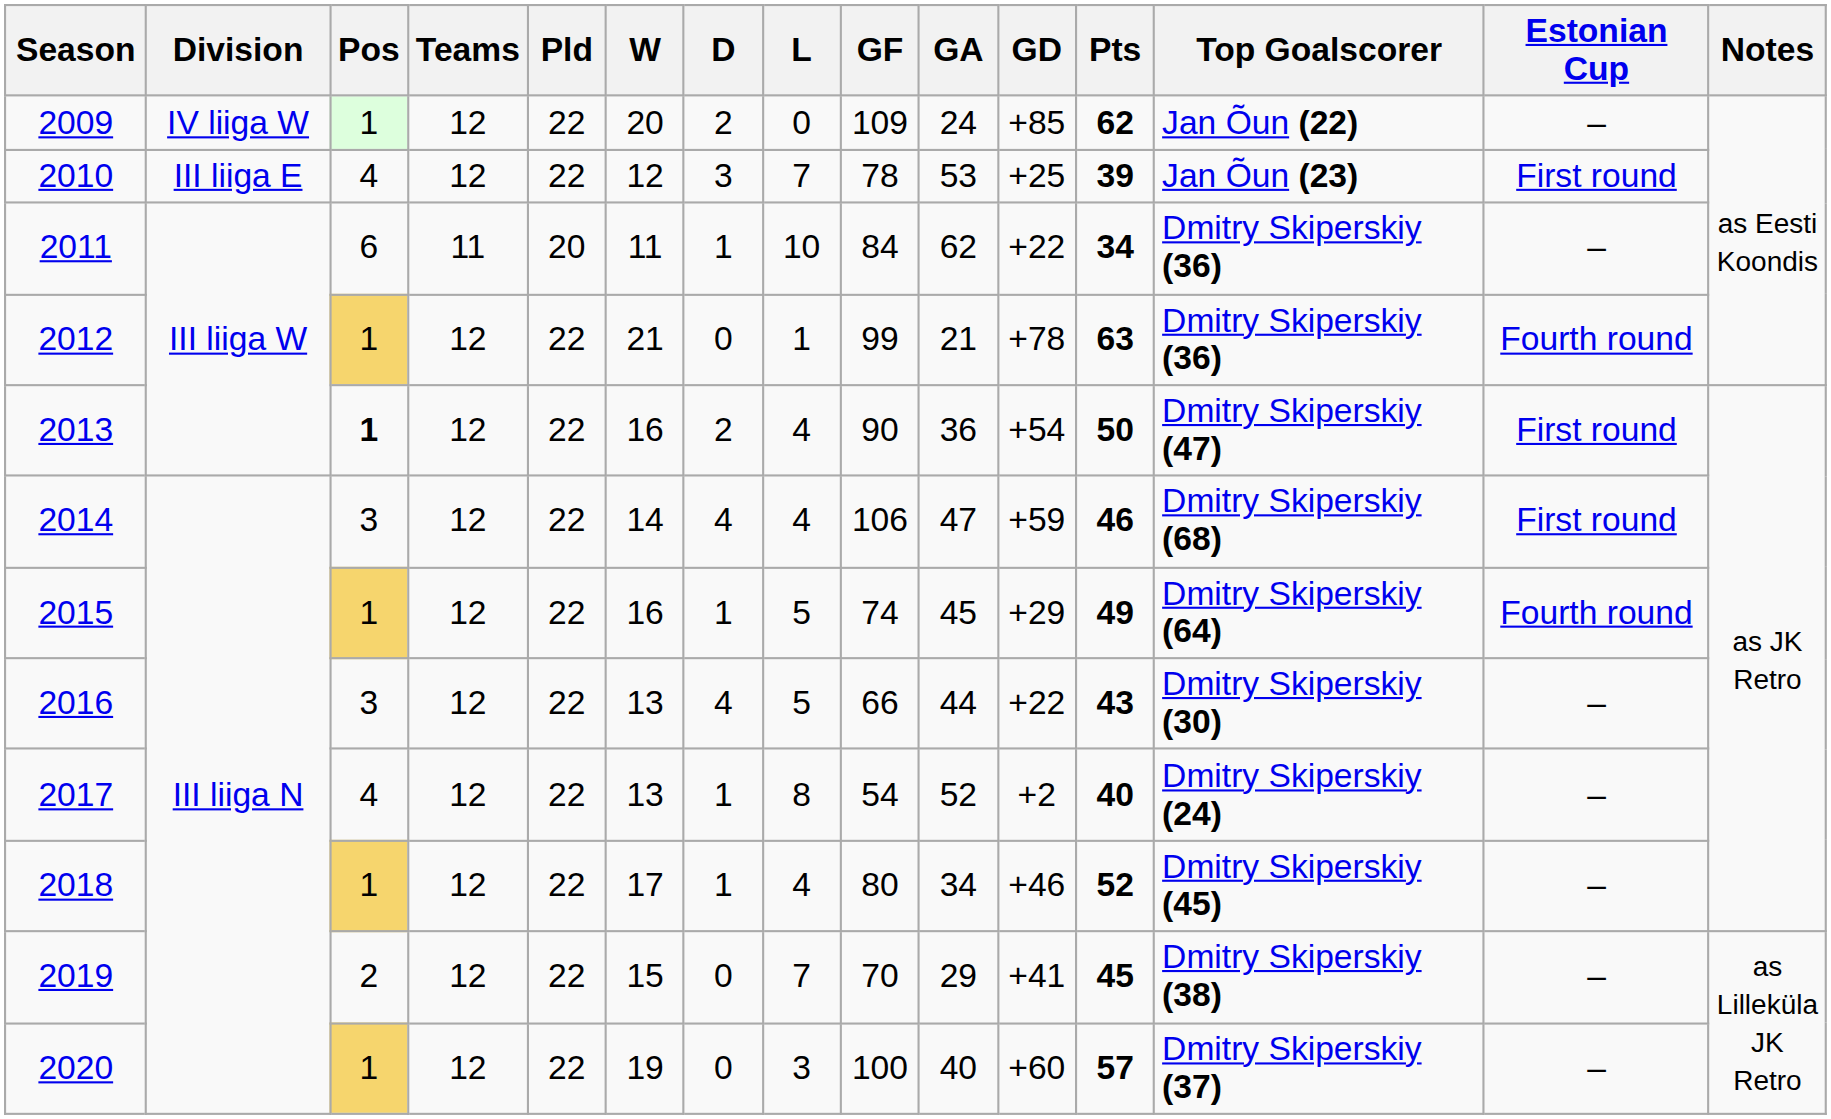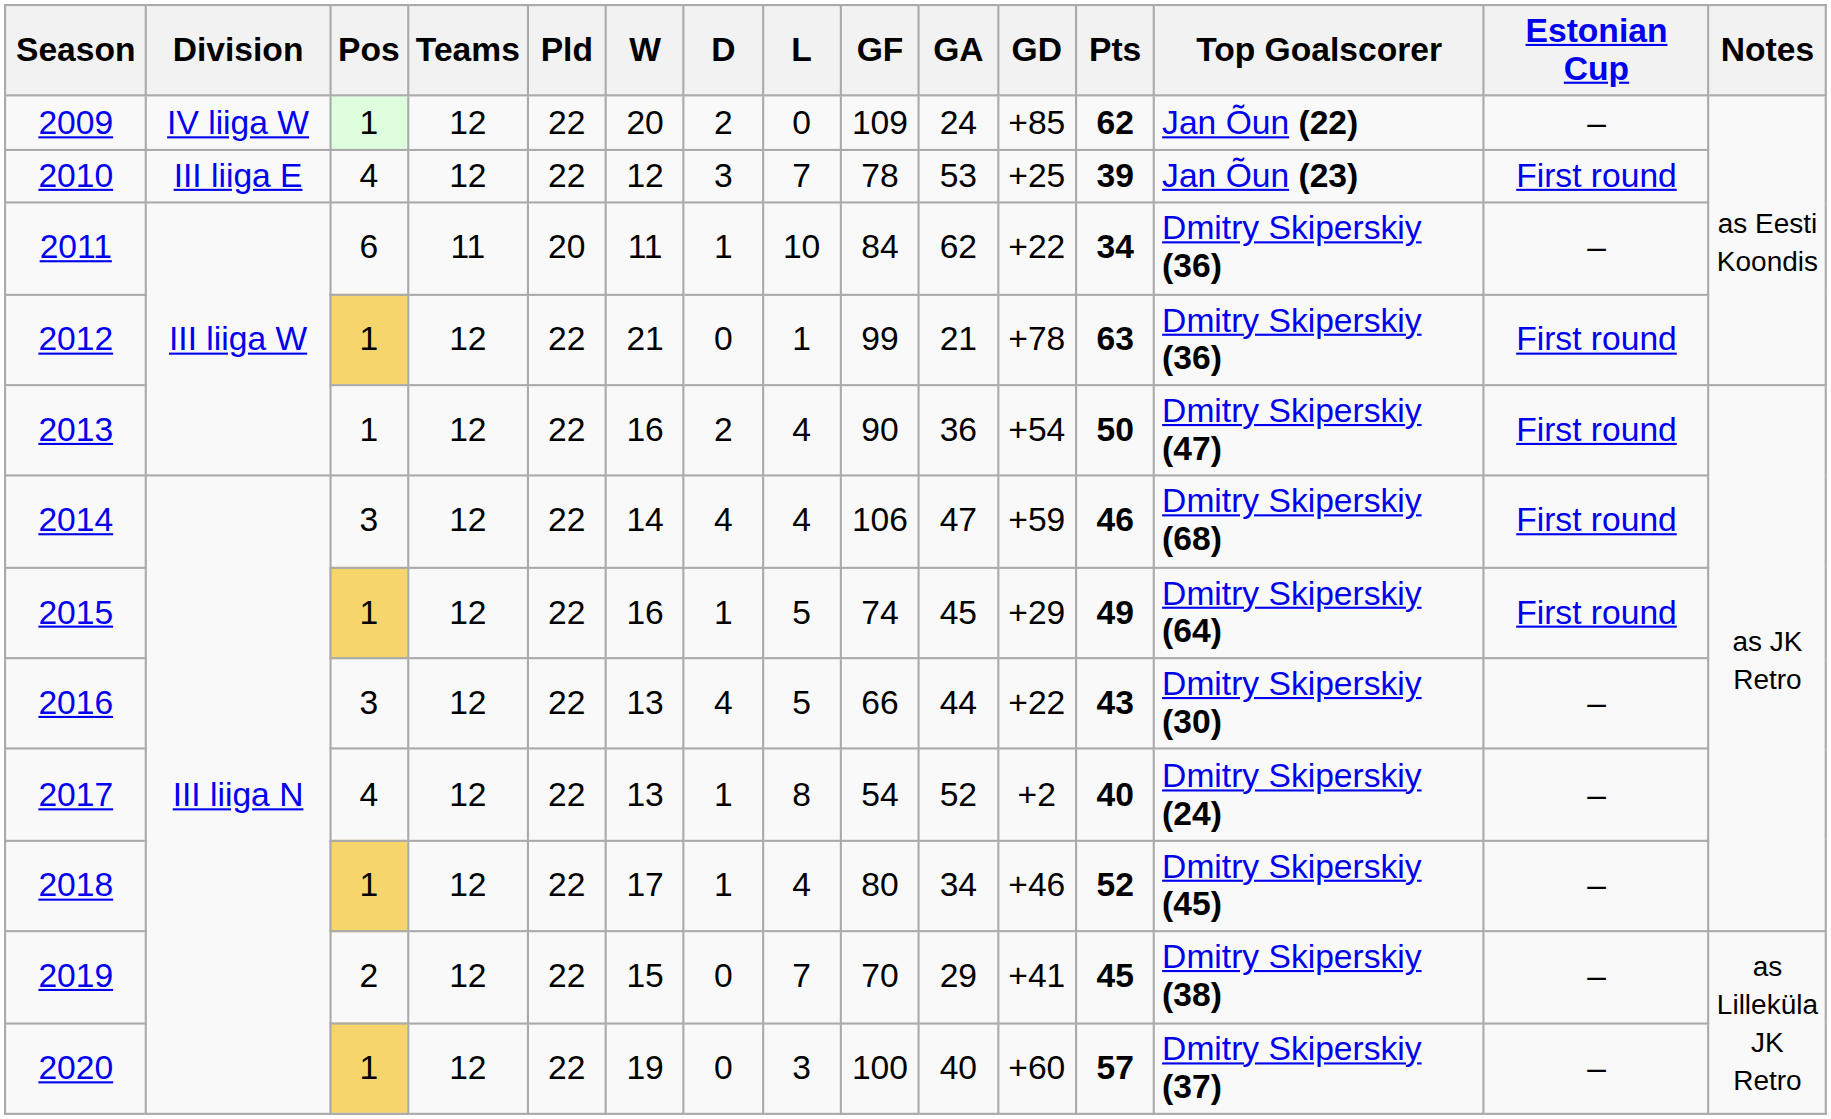(1596, 338) Fourth round -> (1596, 338) First round
(369, 429) bold -> (369, 429) normal
(1596, 612) Fourth round -> (1596, 612) First round
